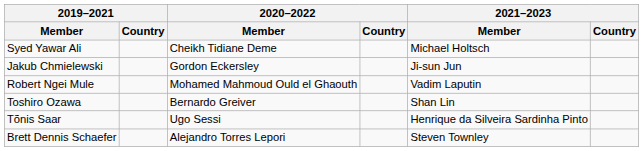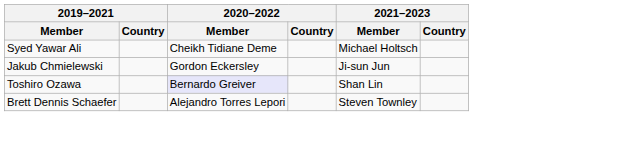- row: (51, 84)
(213, 102) no background -> (213, 84) lavender background
- row: (34, 119)
